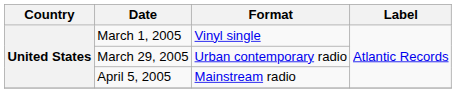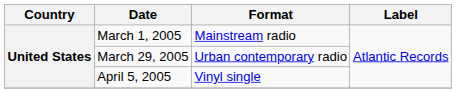(228, 35) Vinyl single -> (245, 35) Mainstream radio
(245, 77) Mainstream radio -> (228, 77) Vinyl single
